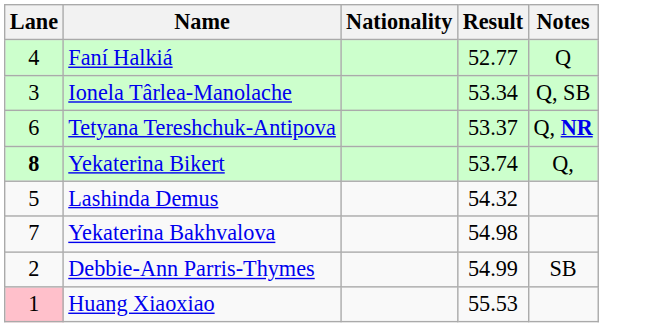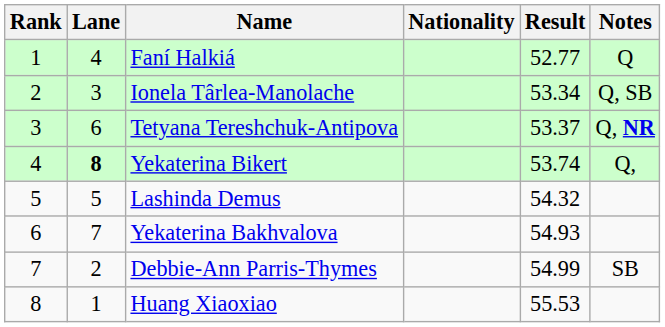+ column: (36, 22)
(493, 233) 54.98 -> (555, 233) 54.93
(34, 304) pink background -> (96, 304) no background
